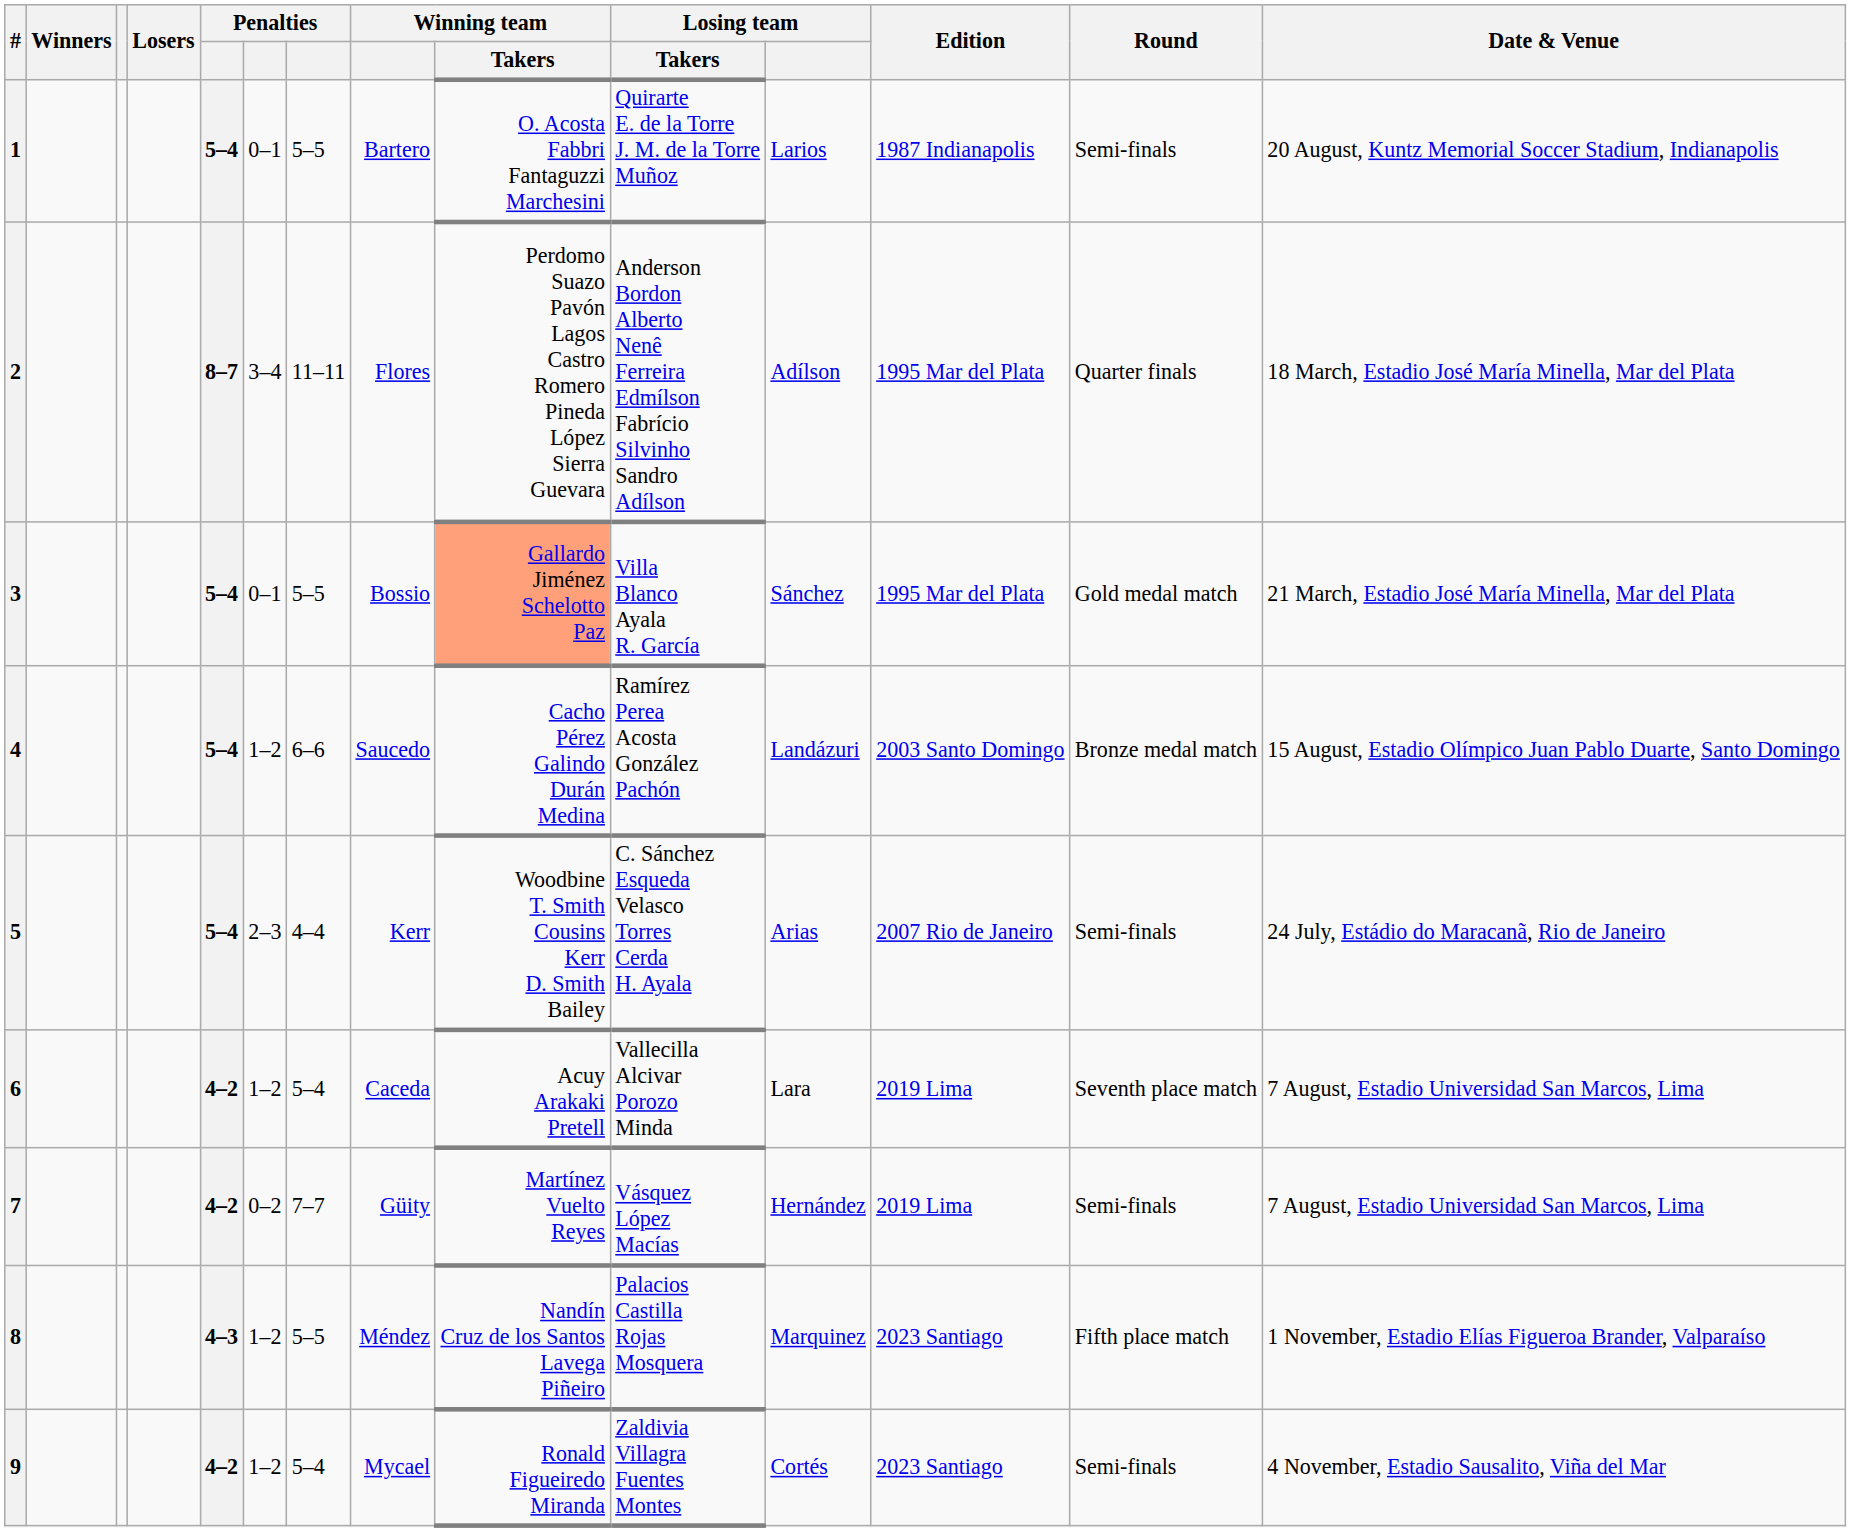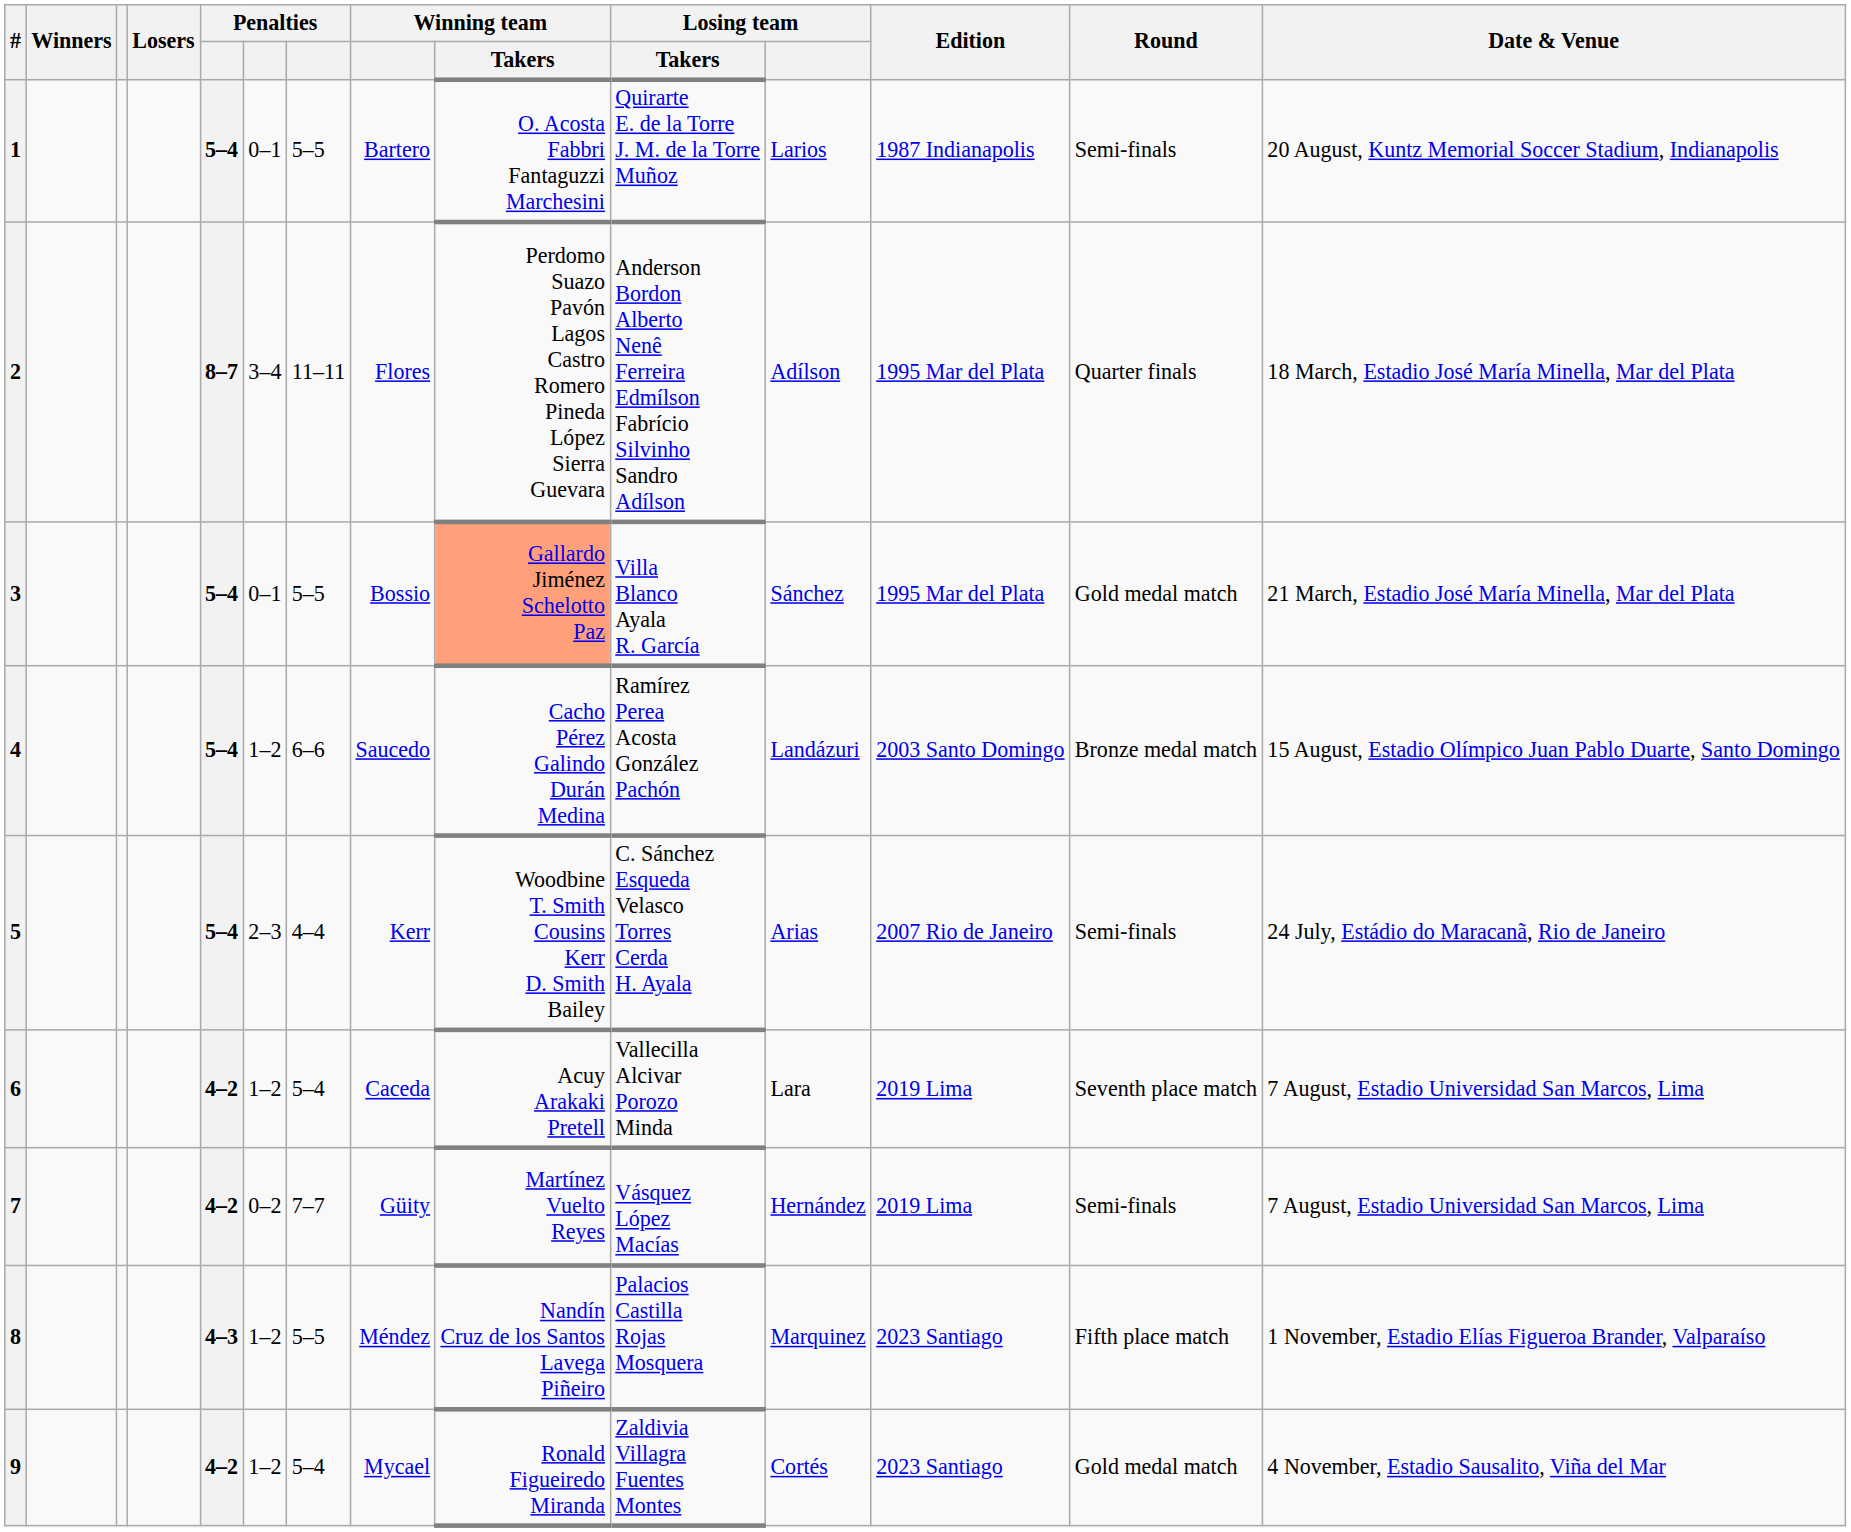(1126, 1467) Semi-finals -> (1156, 1467) Gold medal match
